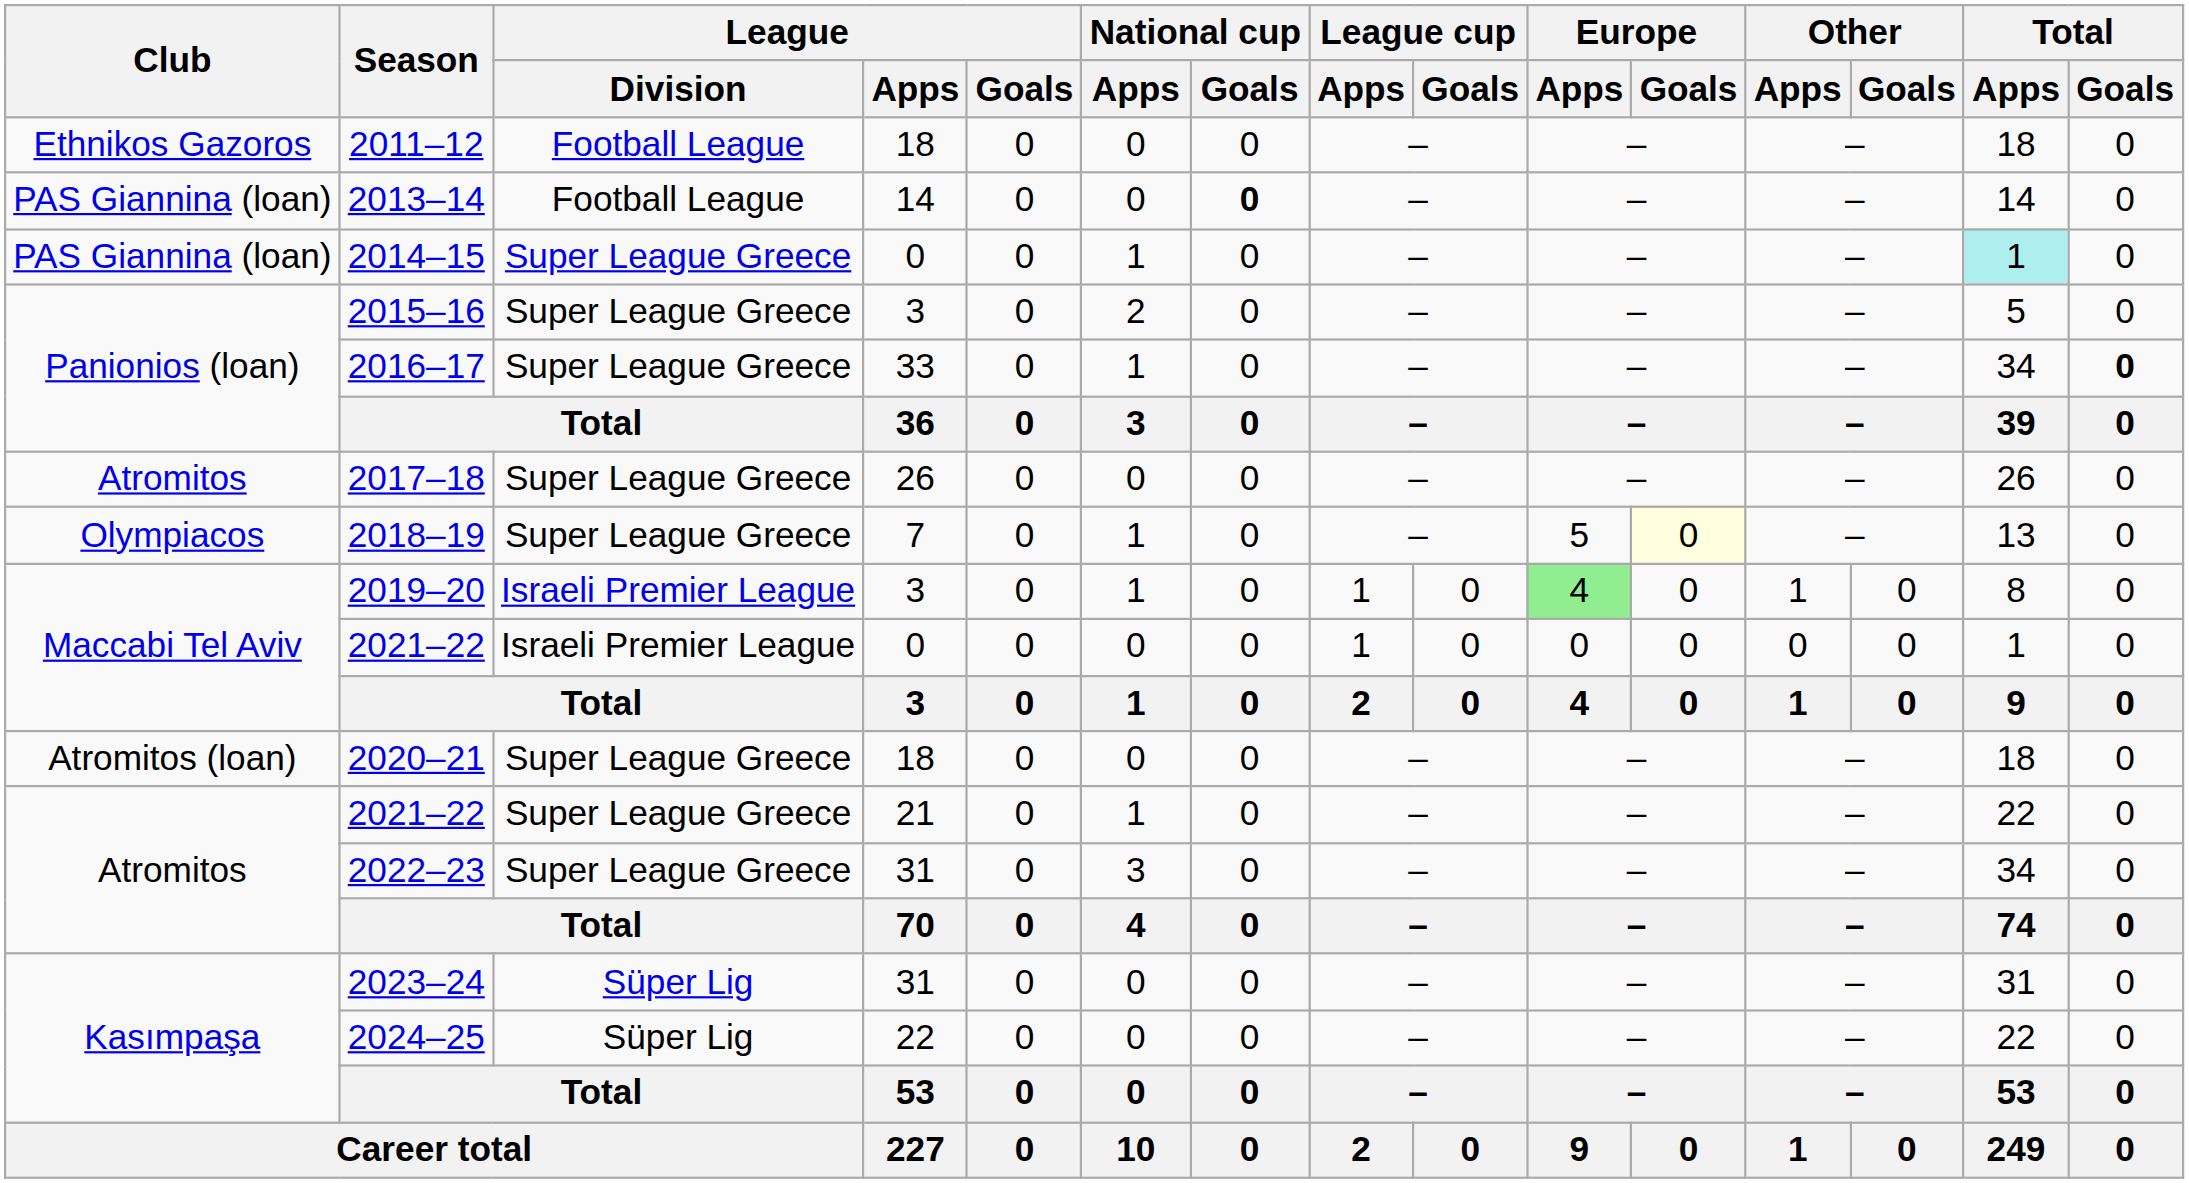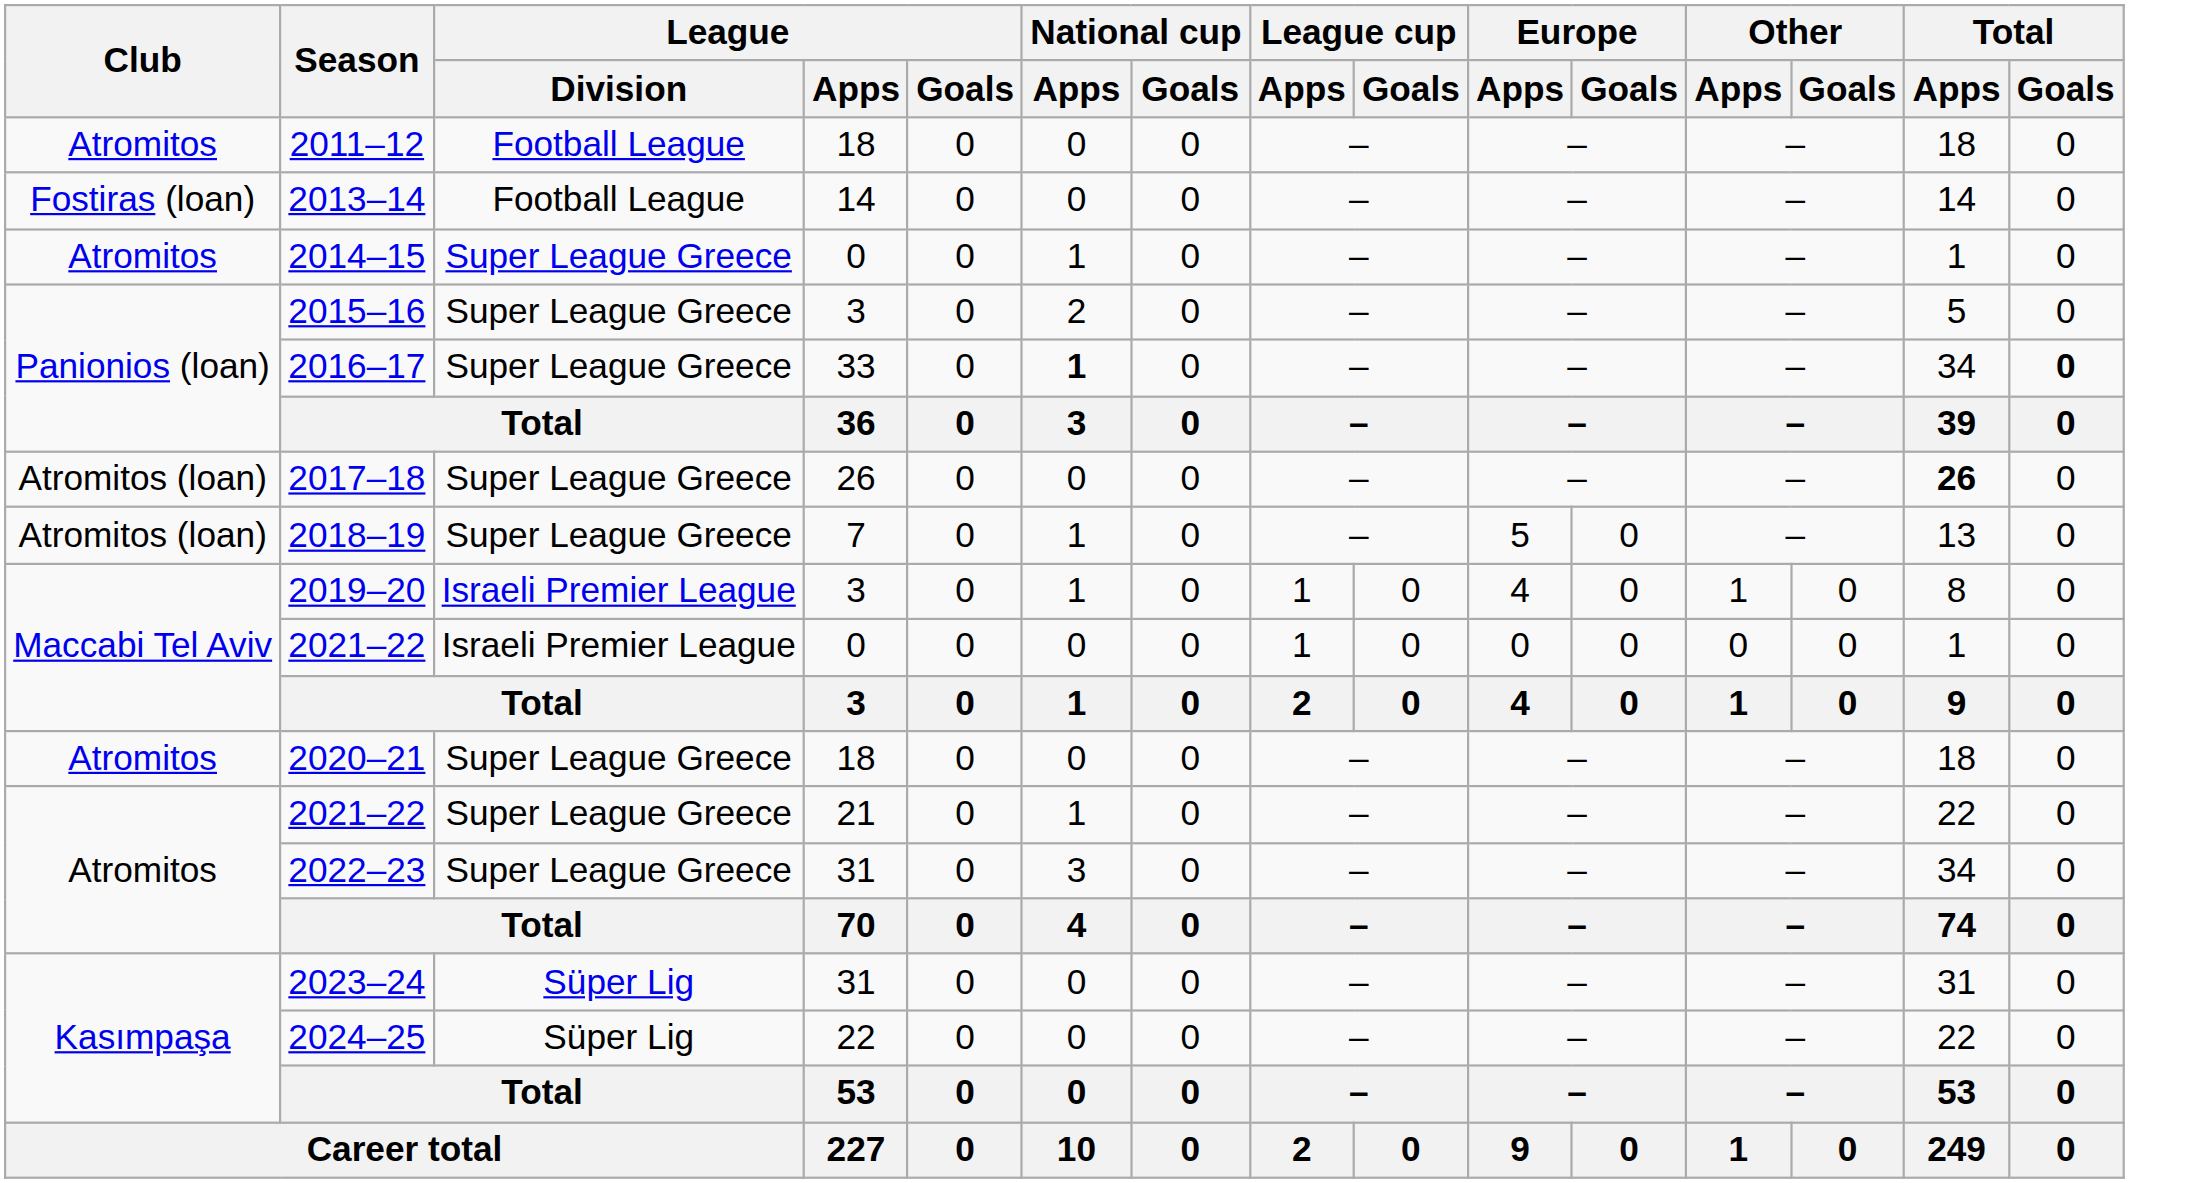(172, 144) Ethnikos Gazoros -> (143, 144) Atromitos
(172, 199) PAS Giannina (loan) -> (143, 199) Fostiras (loan)
(1250, 199) bold -> (1190, 199) normal
(172, 255) PAS Giannina (loan) -> (143, 255) Atromitos
(2016, 255) paleturquoise background -> (1957, 255) no background
(1136, 367) normal -> (1076, 367) bold
(172, 479) Atromitos -> (143, 479) Atromitos (loan)
(2016, 479) normal -> (1957, 479) bold
(172, 534) Olympiacos -> (143, 534) Atromitos (loan)
(1689, 534) lightyellow background -> (1629, 534) no background
(1579, 590) lightgreen background -> (1520, 590) no background
(172, 758) Atromitos (loan) -> (143, 758) Atromitos
